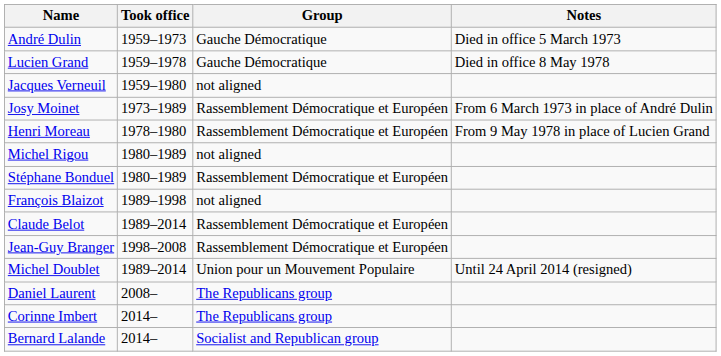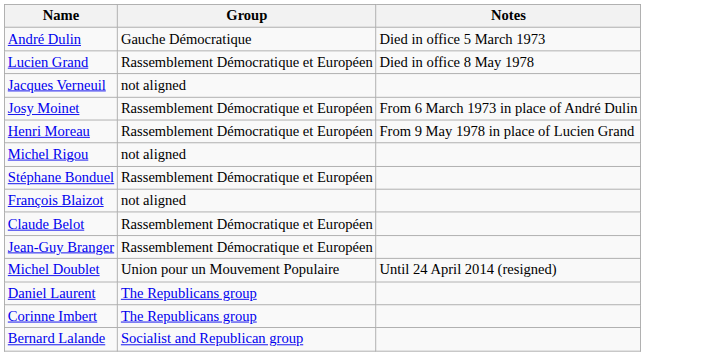- column: (155, 16)
(261, 62) Gauche Démocratique -> (247, 62) Rassemblement Démocratique et Européen
